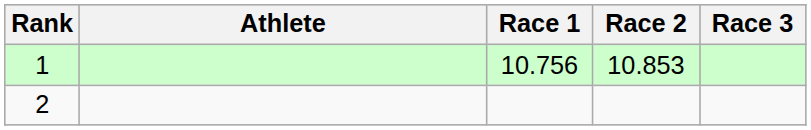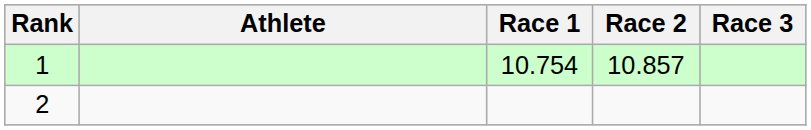(540, 64) 10.756 -> (540, 64) 10.754
(646, 64) 10.853 -> (646, 64) 10.857
